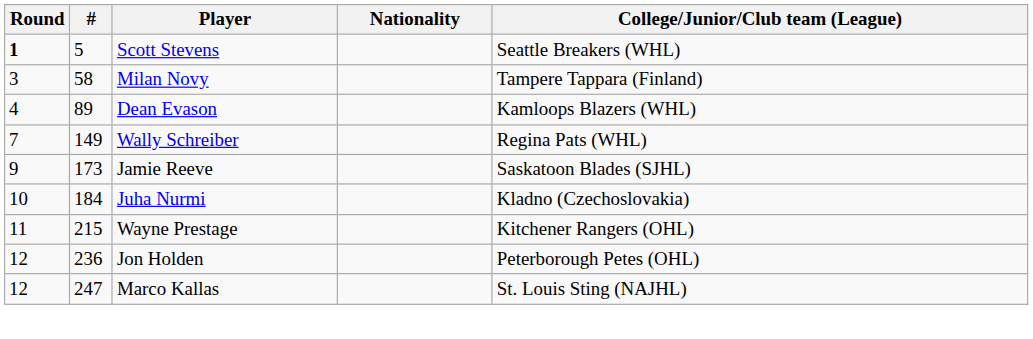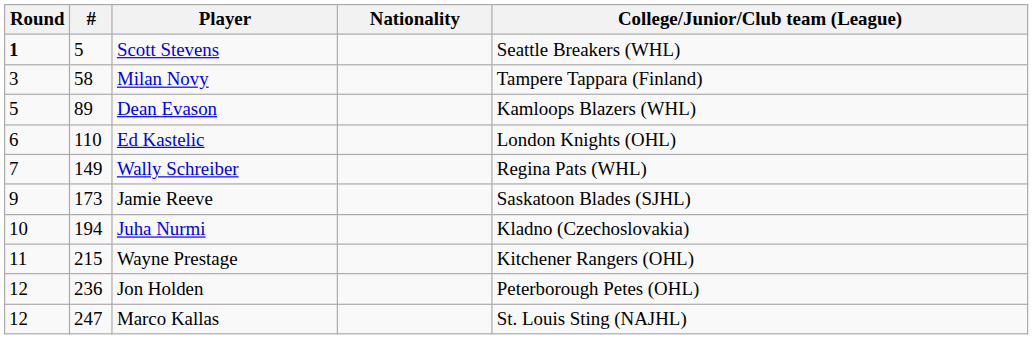(14, 109) 4 -> (14, 109) 5
+ row: (161, 139)
(88, 199) 184 -> (88, 229) 194
